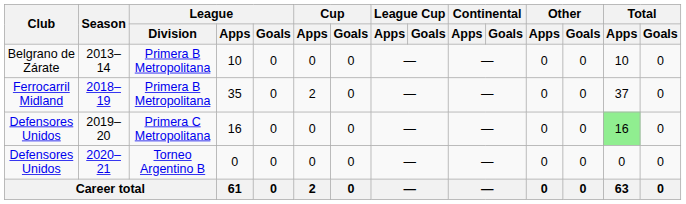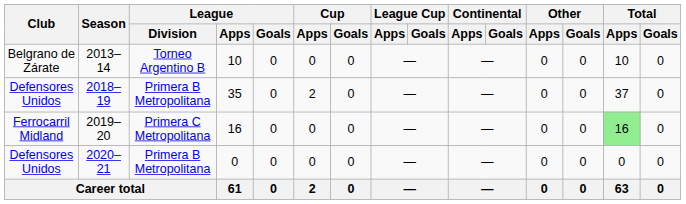(173, 61) Primera B Metropolitana -> (173, 61) Torneo Argentino B
(41, 94) Ferrocarril Midland -> (41, 94) Defensores Unidos
(41, 128) Defensores Unidos -> (41, 128) Ferrocarril Midland
(173, 162) Torneo Argentino B -> (173, 162) Primera B Metropolitana
